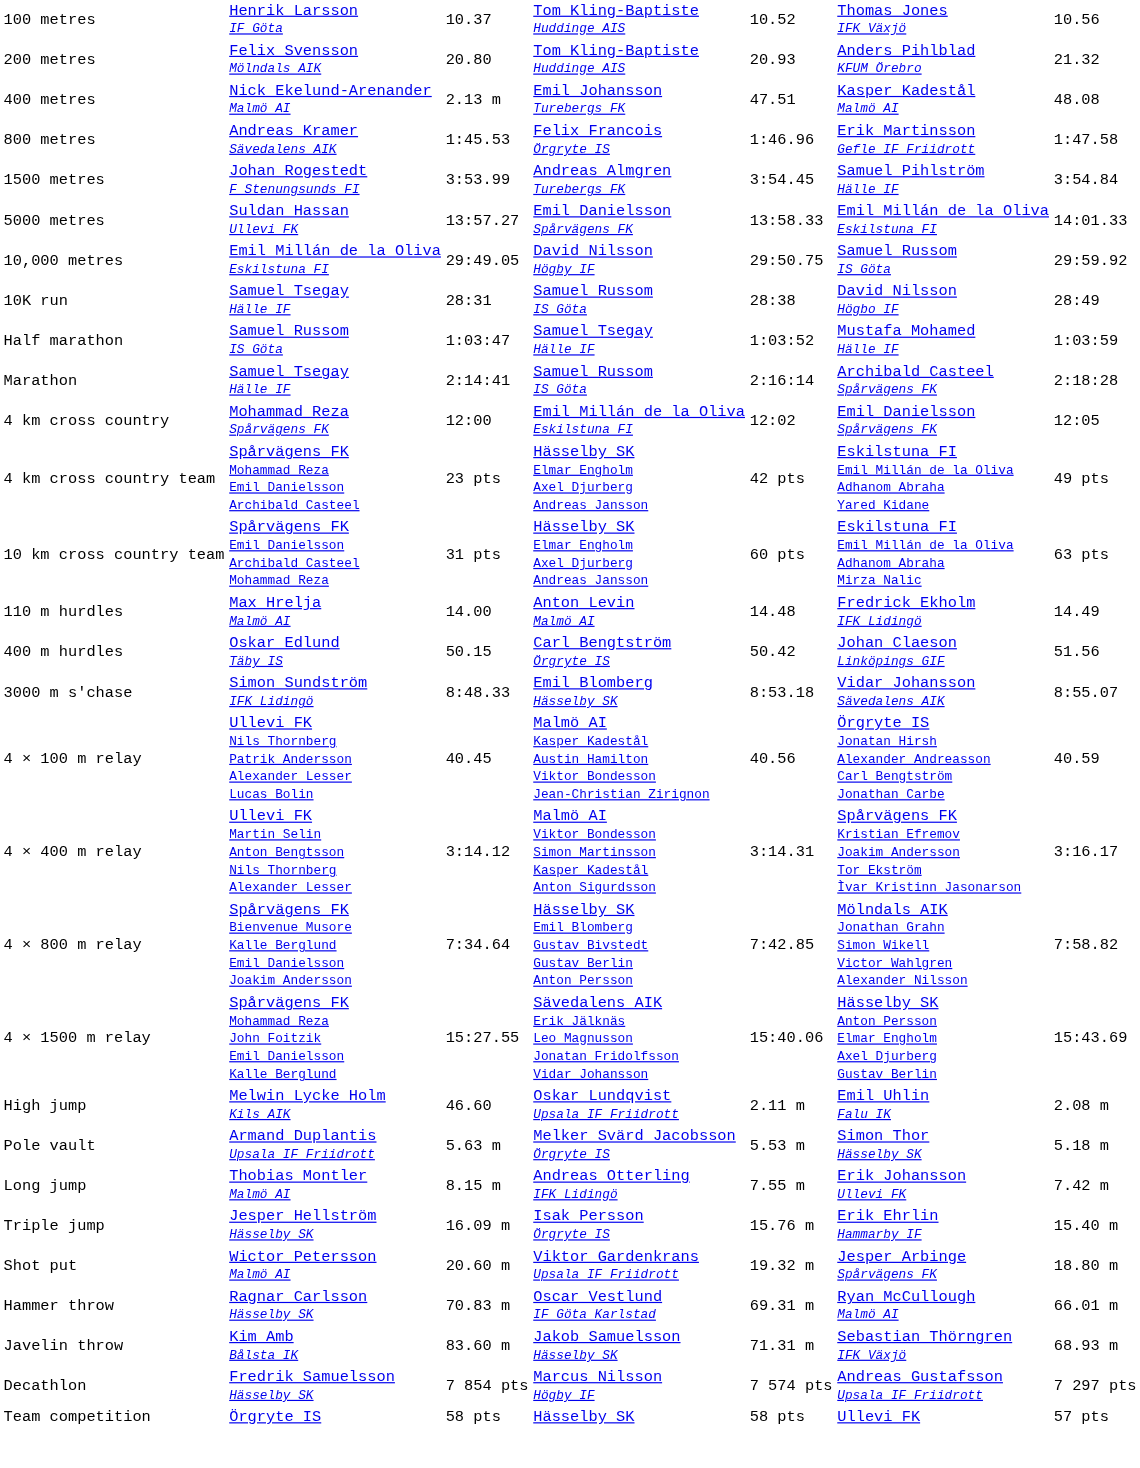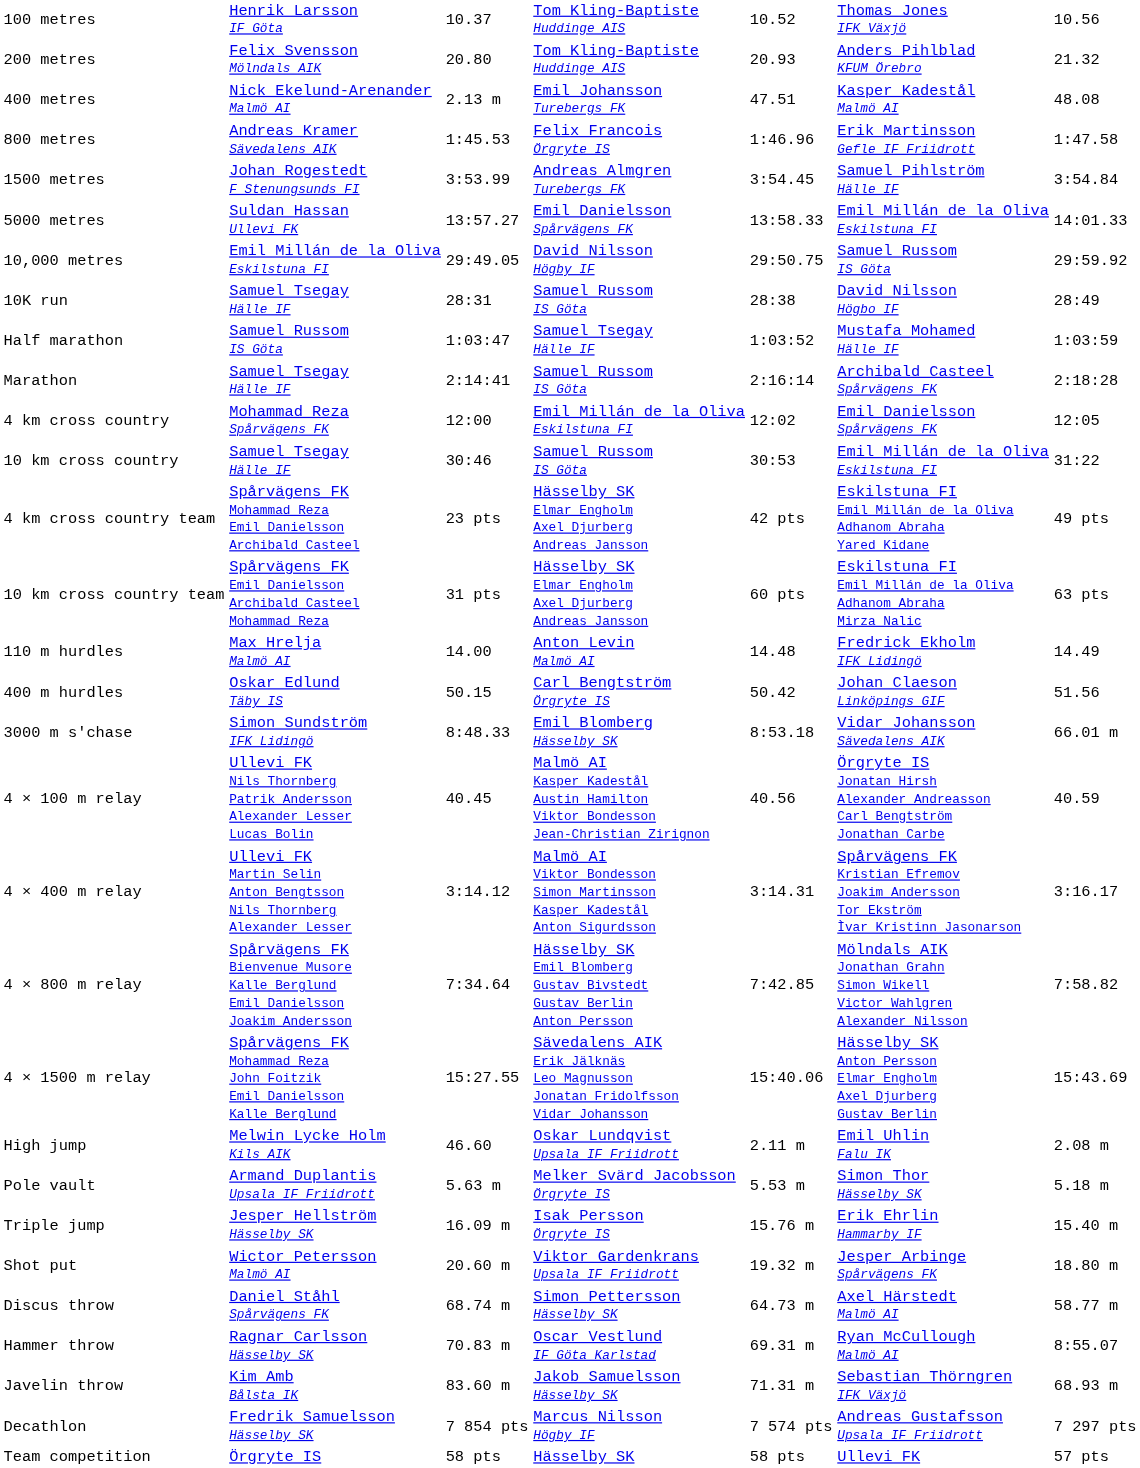+ row: (91, 461)
(1086, 692) 8:55.07 -> (1086, 732) 66.01 m
- row: (45, 1185)
+ row: (59, 1305)
(1086, 1305) 66.01 m -> (1086, 1346) 8:55.07
